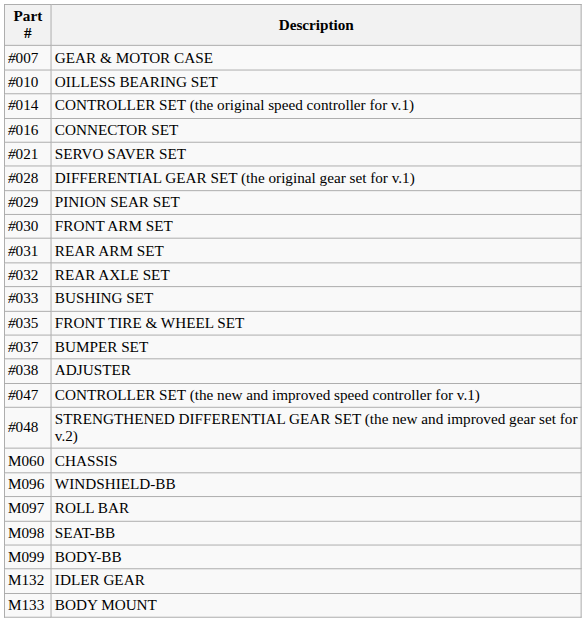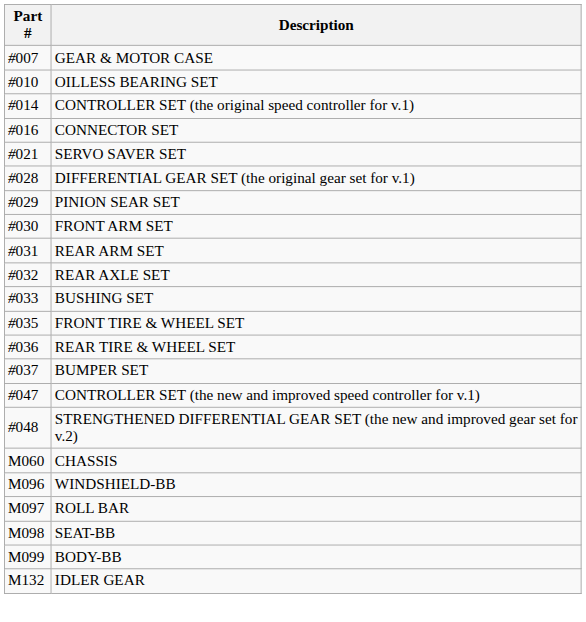+ row: (145, 347)
- row: (93, 371)
- row: (106, 605)
